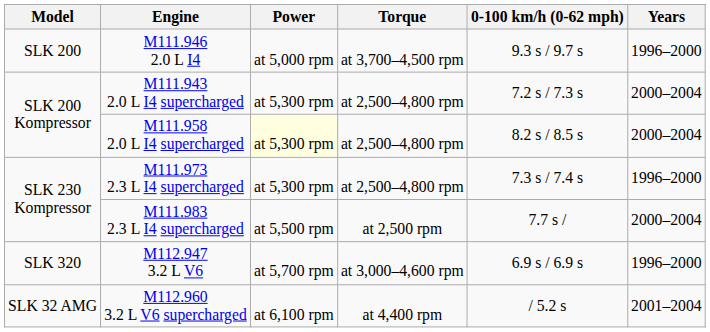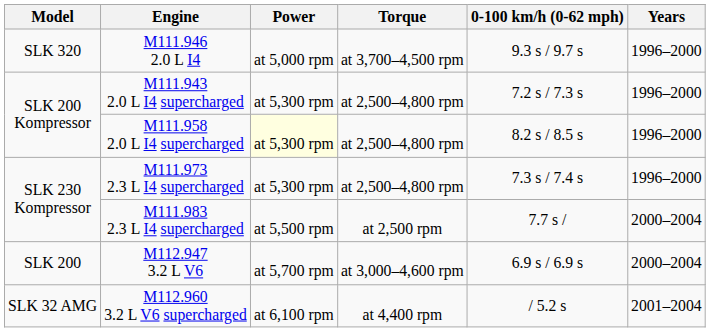(53, 50) SLK 200 -> (53, 50) SLK 320
(666, 93) 2000–2004 -> (666, 93) 1996–2000
(666, 135) 2000–2004 -> (666, 135) 1996–2000
(53, 263) SLK 320 -> (53, 263) SLK 200
(666, 263) 1996–2000 -> (666, 263) 2000–2004
